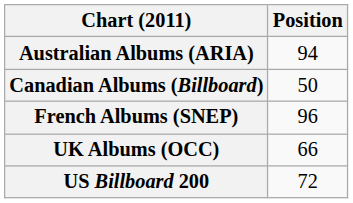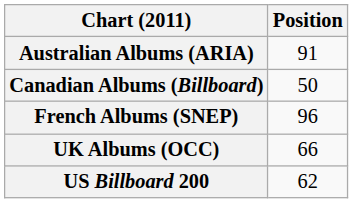(308, 52) 94 -> (308, 52) 91
(308, 181) 72 -> (308, 181) 62
